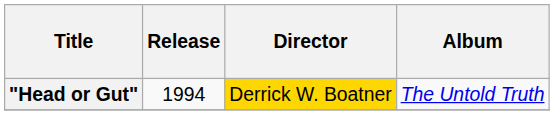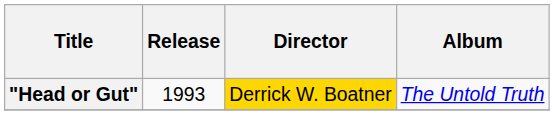(184, 94) 1994 -> (184, 94) 1993
